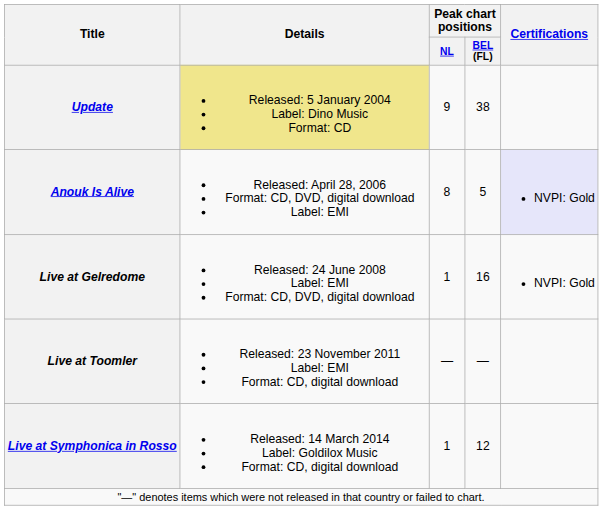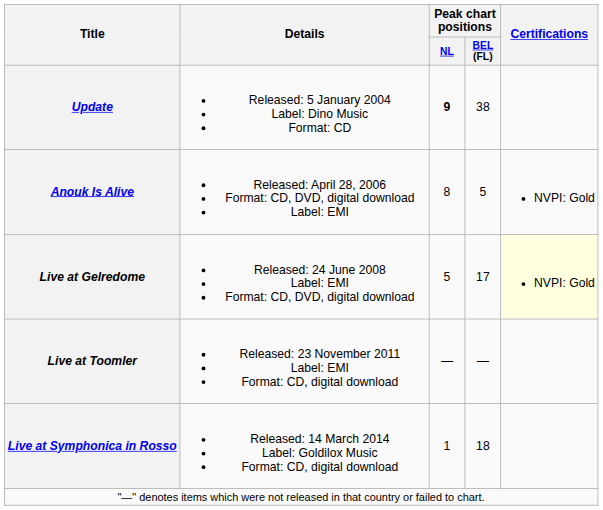(305, 114) khaki background -> (305, 114) no background
(447, 107) normal -> (447, 107) bold
(549, 199) lavender background -> (549, 199) no background
(447, 276) 1 -> (447, 276) 5
(483, 276) 16 -> (483, 276) 17
(549, 283) no background -> (549, 283) lightyellow background
(483, 446) 12 -> (483, 446) 18
